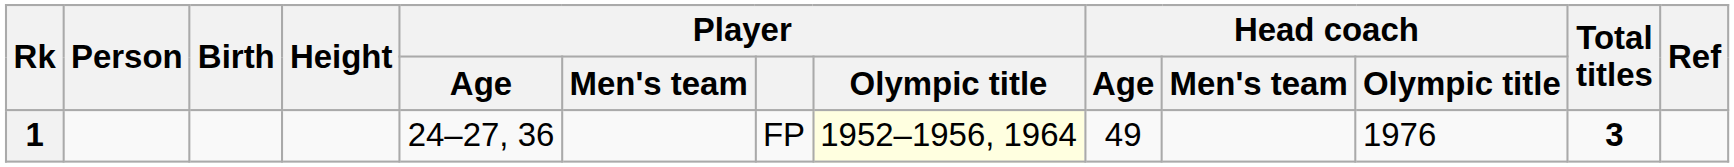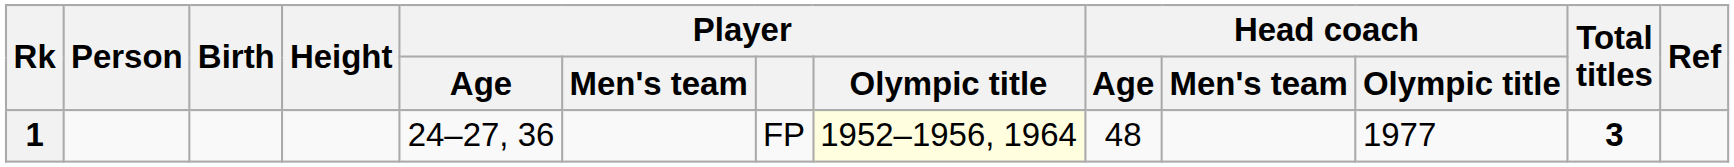(1123, 135) 49 -> (1123, 135) 48
(1400, 135) 1976 -> (1400, 135) 1977
